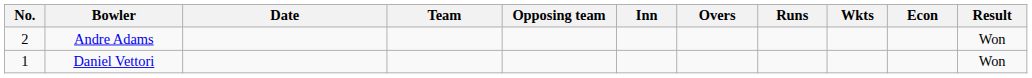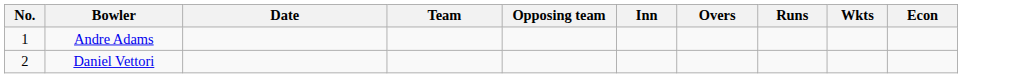- column: (992, 15)
(25, 38) 2 -> (25, 38) 1
(25, 61) 1 -> (25, 61) 2
